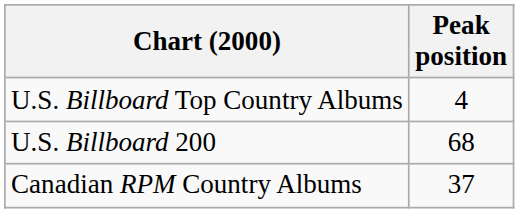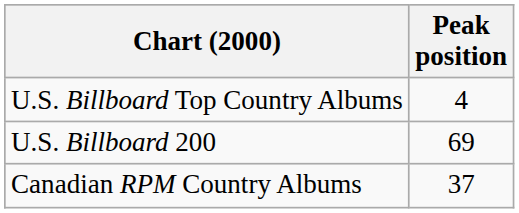(461, 142) 68 -> (461, 142) 69
